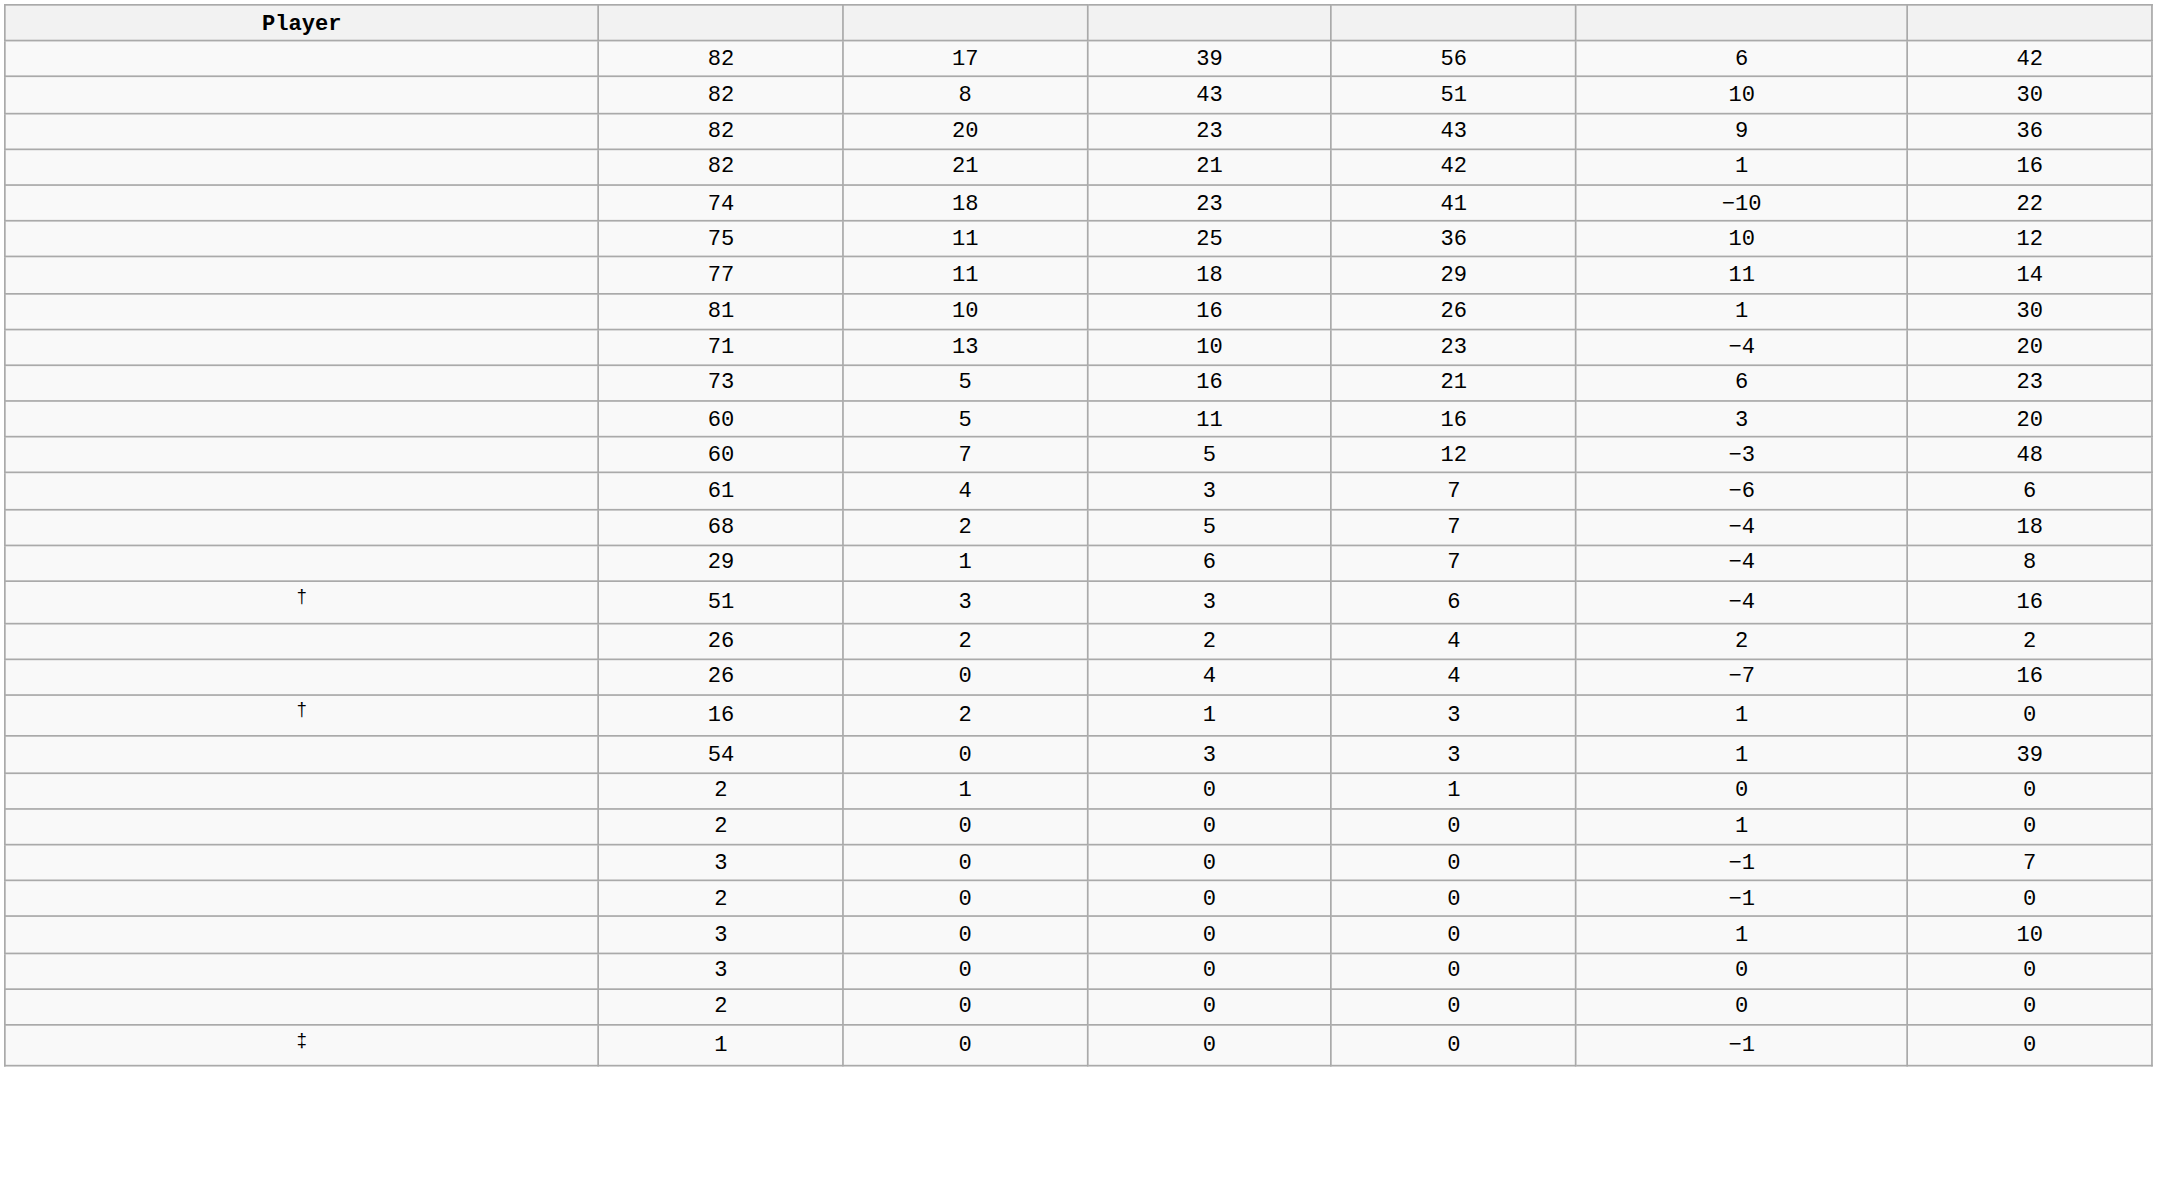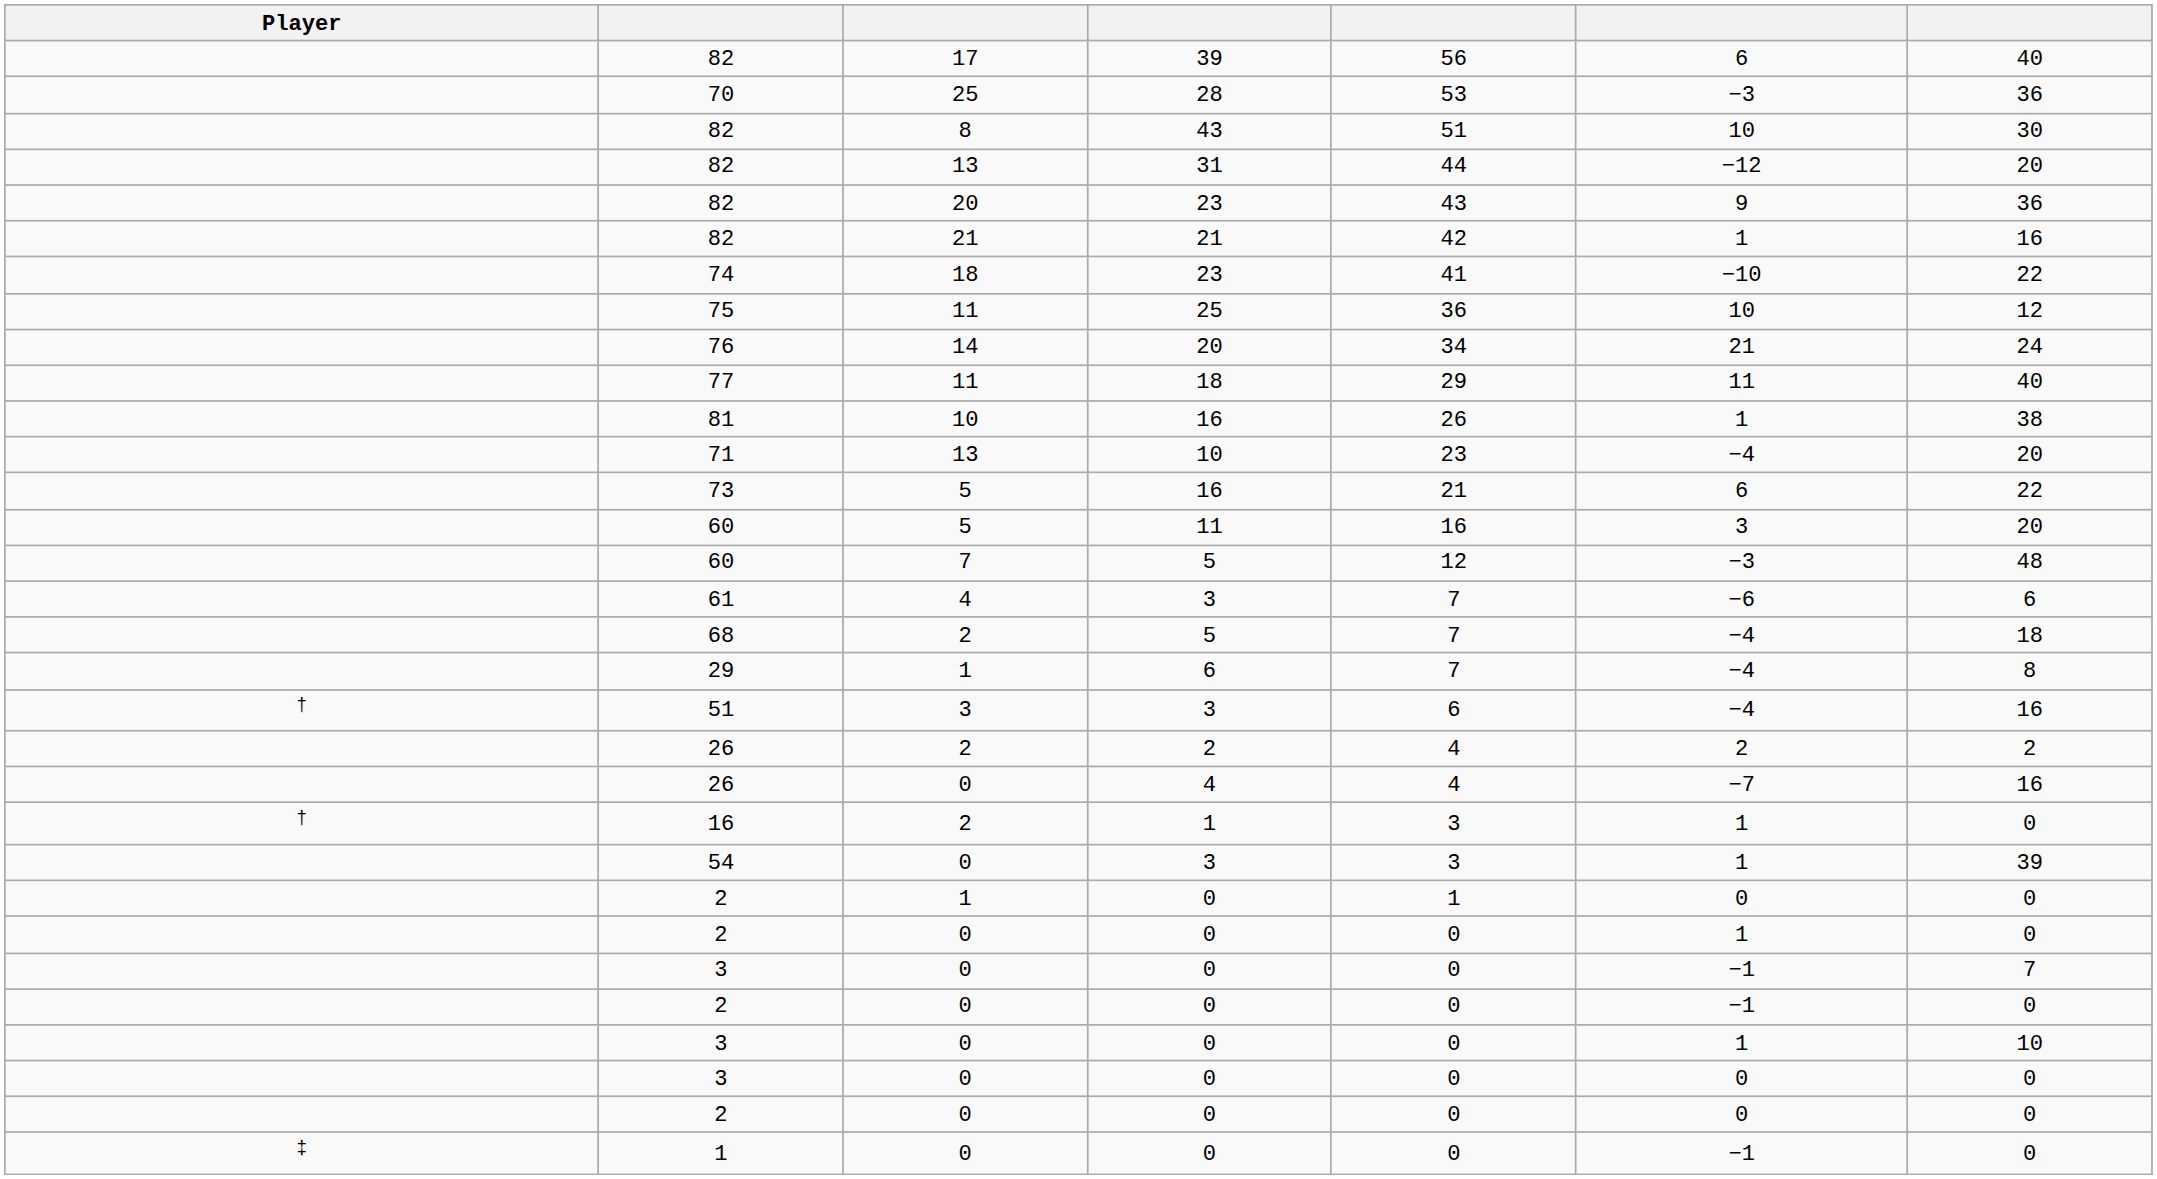(2030, 59) 42 -> (2030, 59) 40
+ row: (721, 95)
+ row: (721, 167)
+ row: (721, 347)
(2030, 275) 14 -> (2030, 383) 40
(2030, 311) 30 -> (2030, 419) 38
(2030, 383) 23 -> (2030, 491) 22
